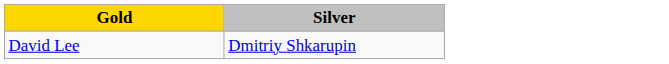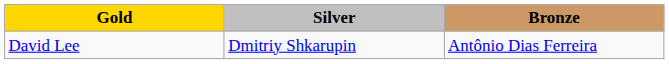+ column: (554, 17)
